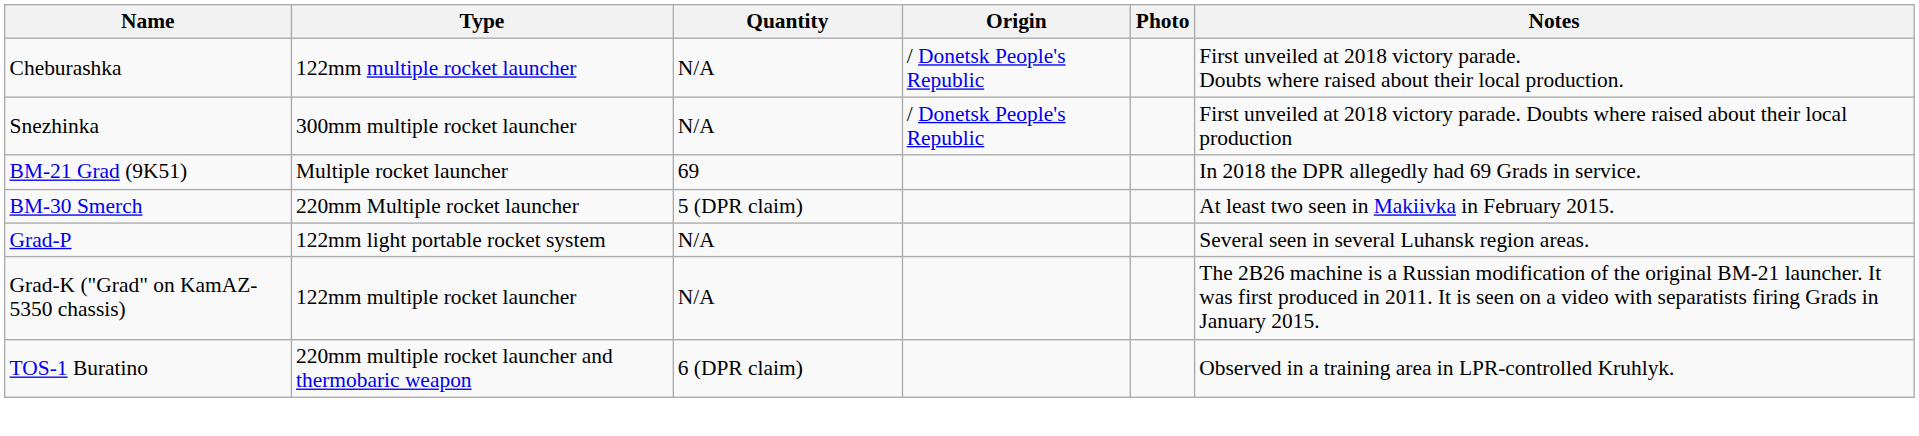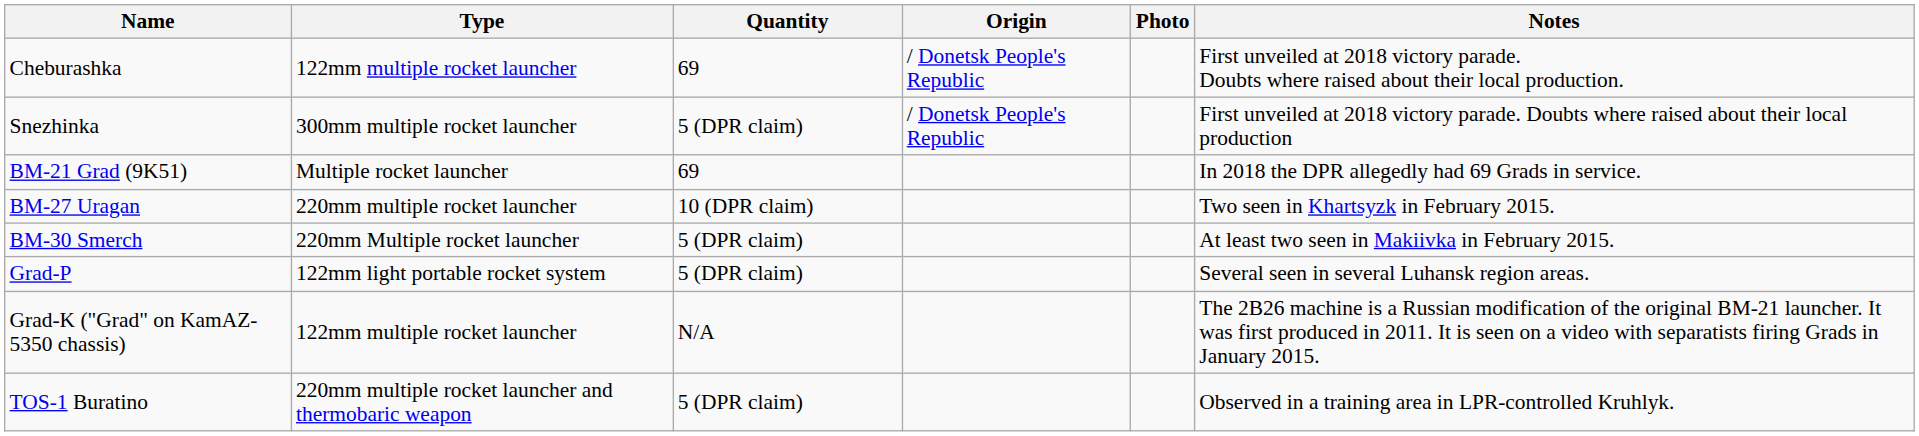(696, 67) N/A -> (688, 67) 69
(696, 125) N/A -> (740, 125) 5 (DPR claim)
+ row: (75, 205)
(696, 239) N/A -> (740, 273) 5 (DPR claim)
(740, 368) 6 (DPR claim) -> (740, 402) 5 (DPR claim)
